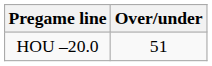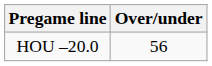(159, 46) 51 -> (159, 46) 56
